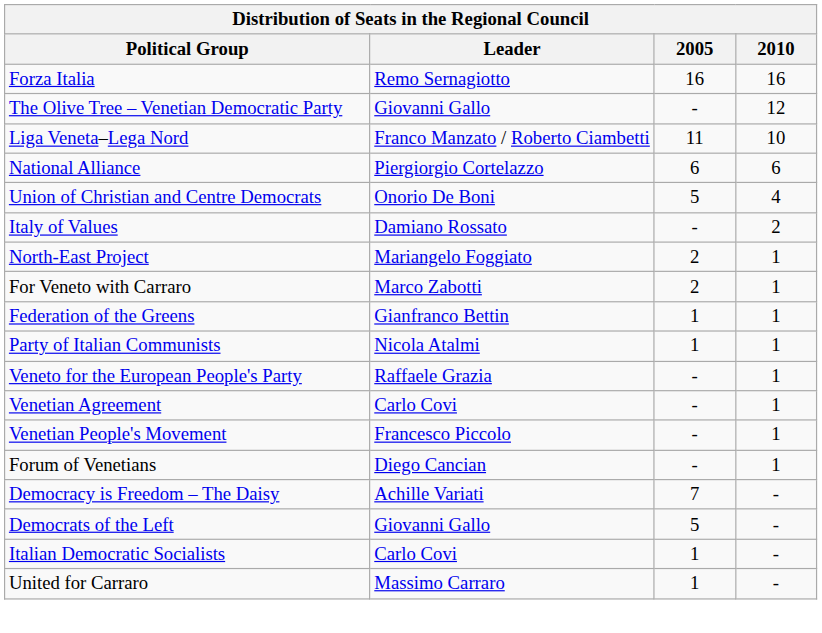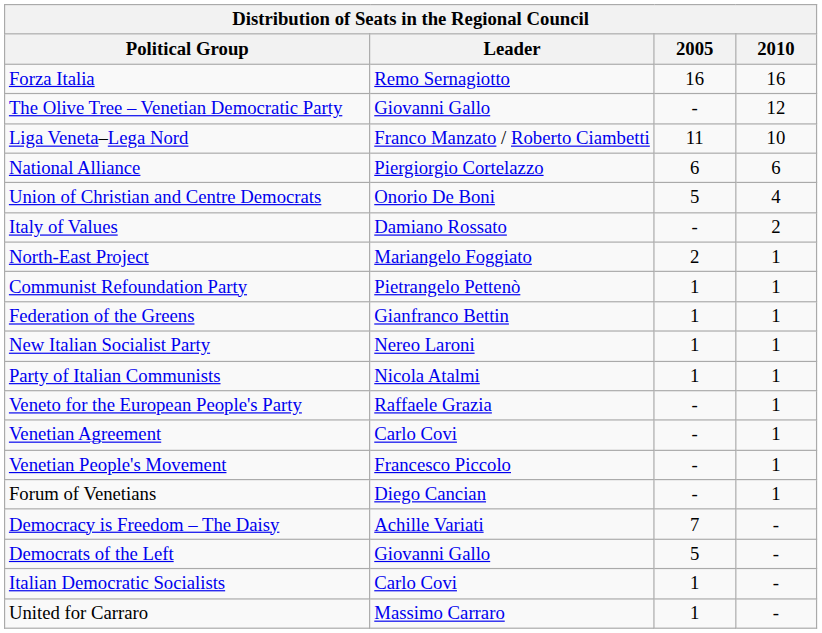- row: (100, 286)
+ row: (128, 286)
+ row: (110, 345)
